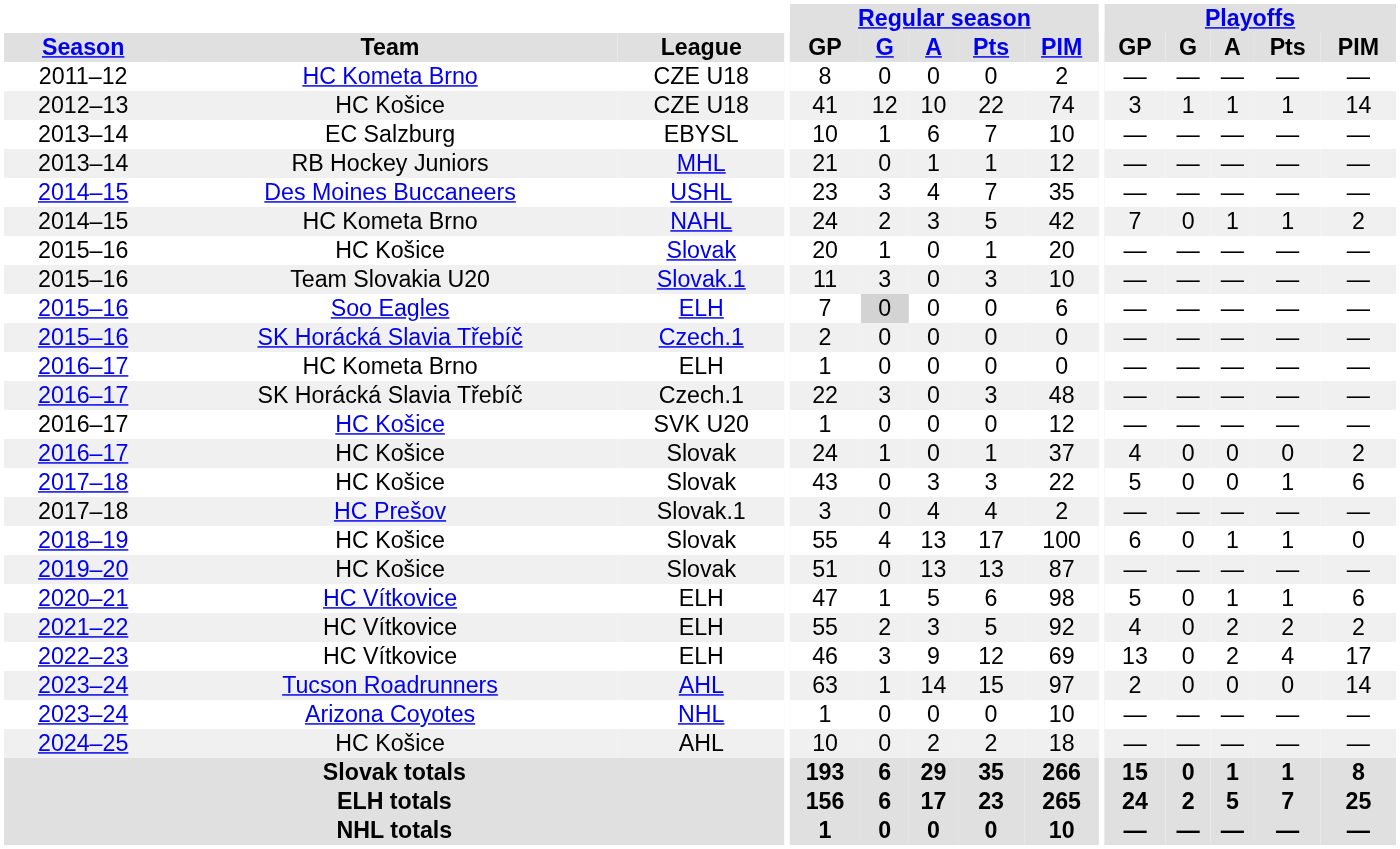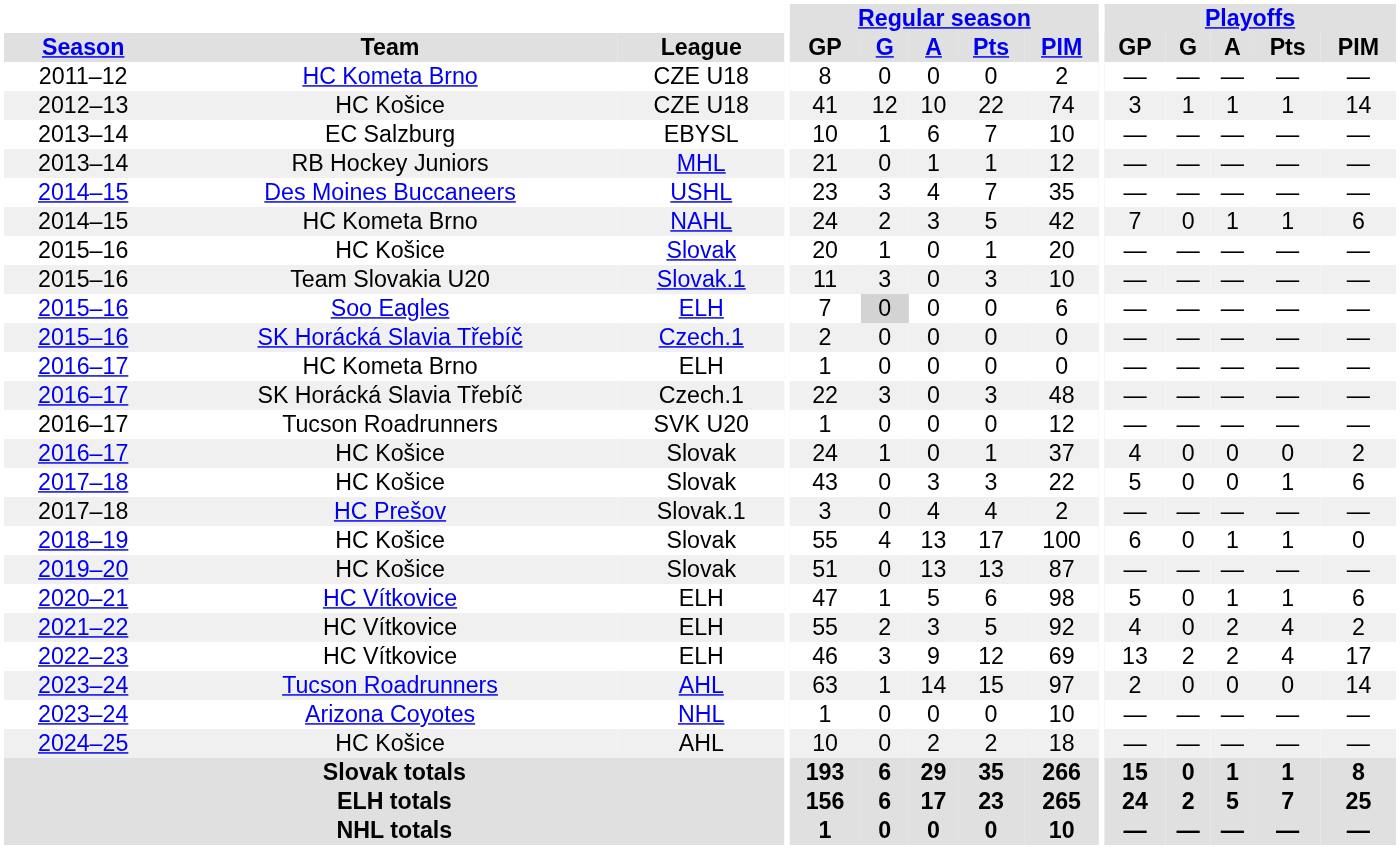(1358, 221) 2 -> (1358, 221) 6
(390, 424) HC Košice -> (390, 424) Tucson Roadrunners
(1288, 627) 2 -> (1288, 627) 4
(1188, 656) 0 -> (1188, 656) 2
